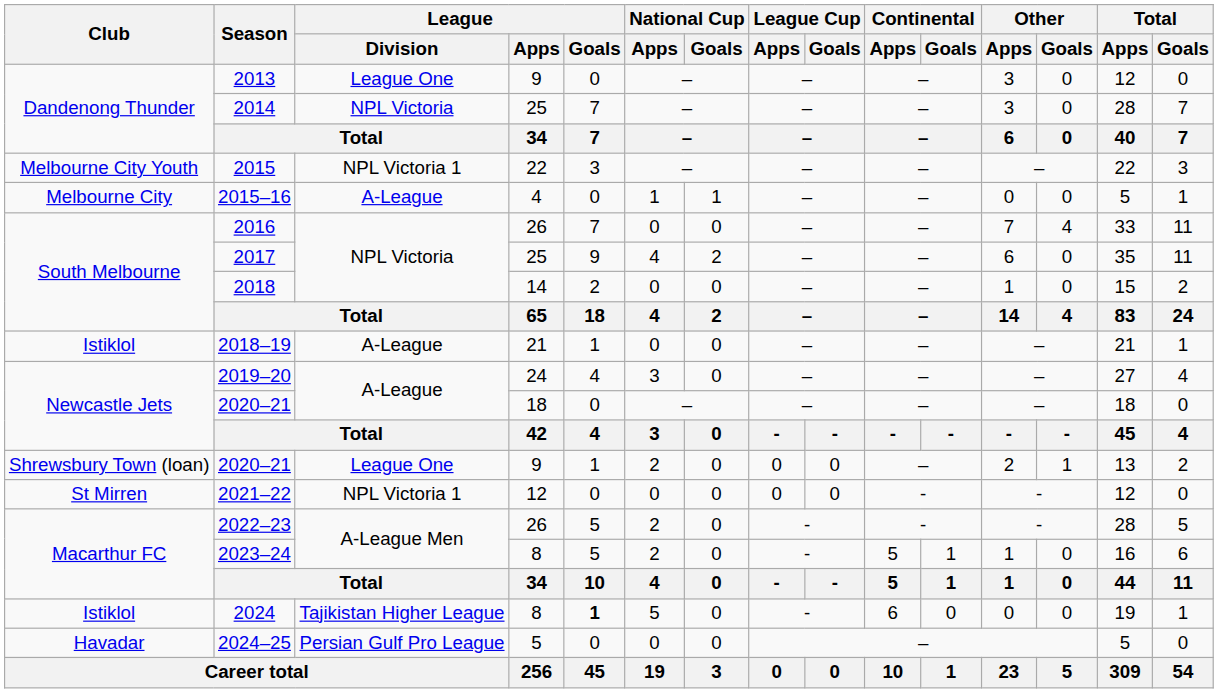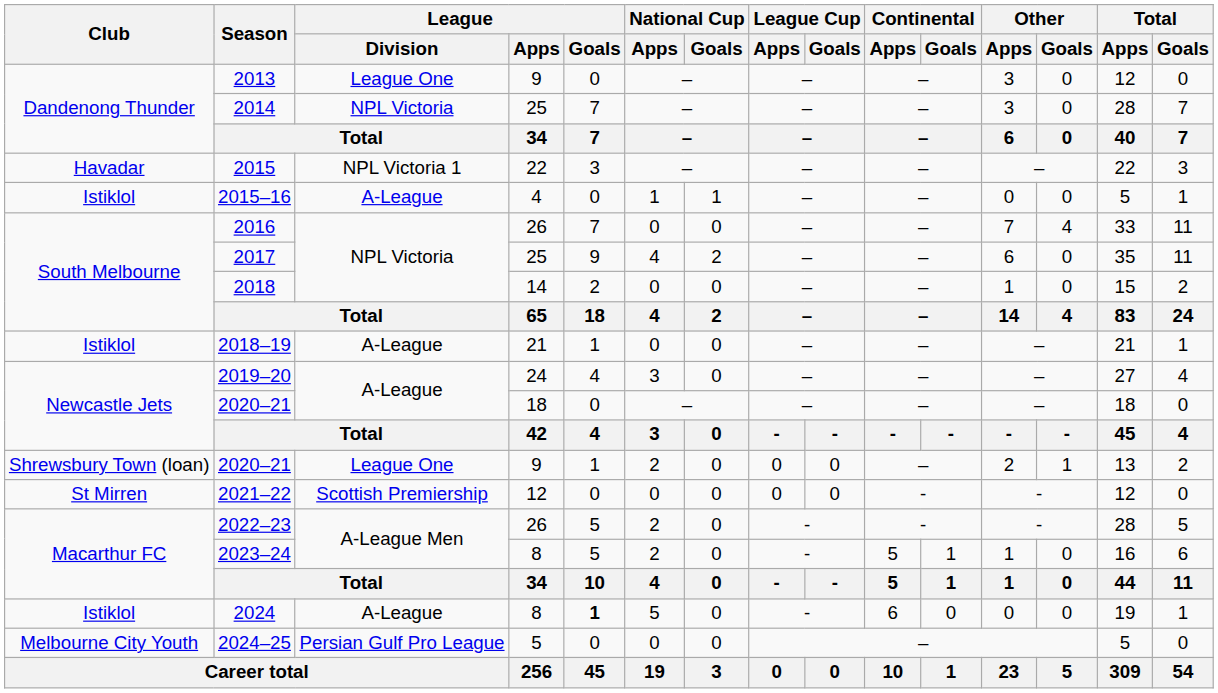(109, 167) Melbourne City Youth -> (109, 167) Havadar
(109, 197) Melbourne City -> (109, 197) Istiklol
(402, 494) NPL Victoria 1 -> (402, 494) Scottish Premiership
(402, 613) Tajikistan Higher League -> (402, 613) A-League
(109, 642) Havadar -> (109, 642) Melbourne City Youth
